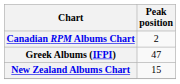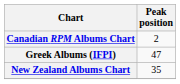(156, 70) 15 -> (156, 70) 35
